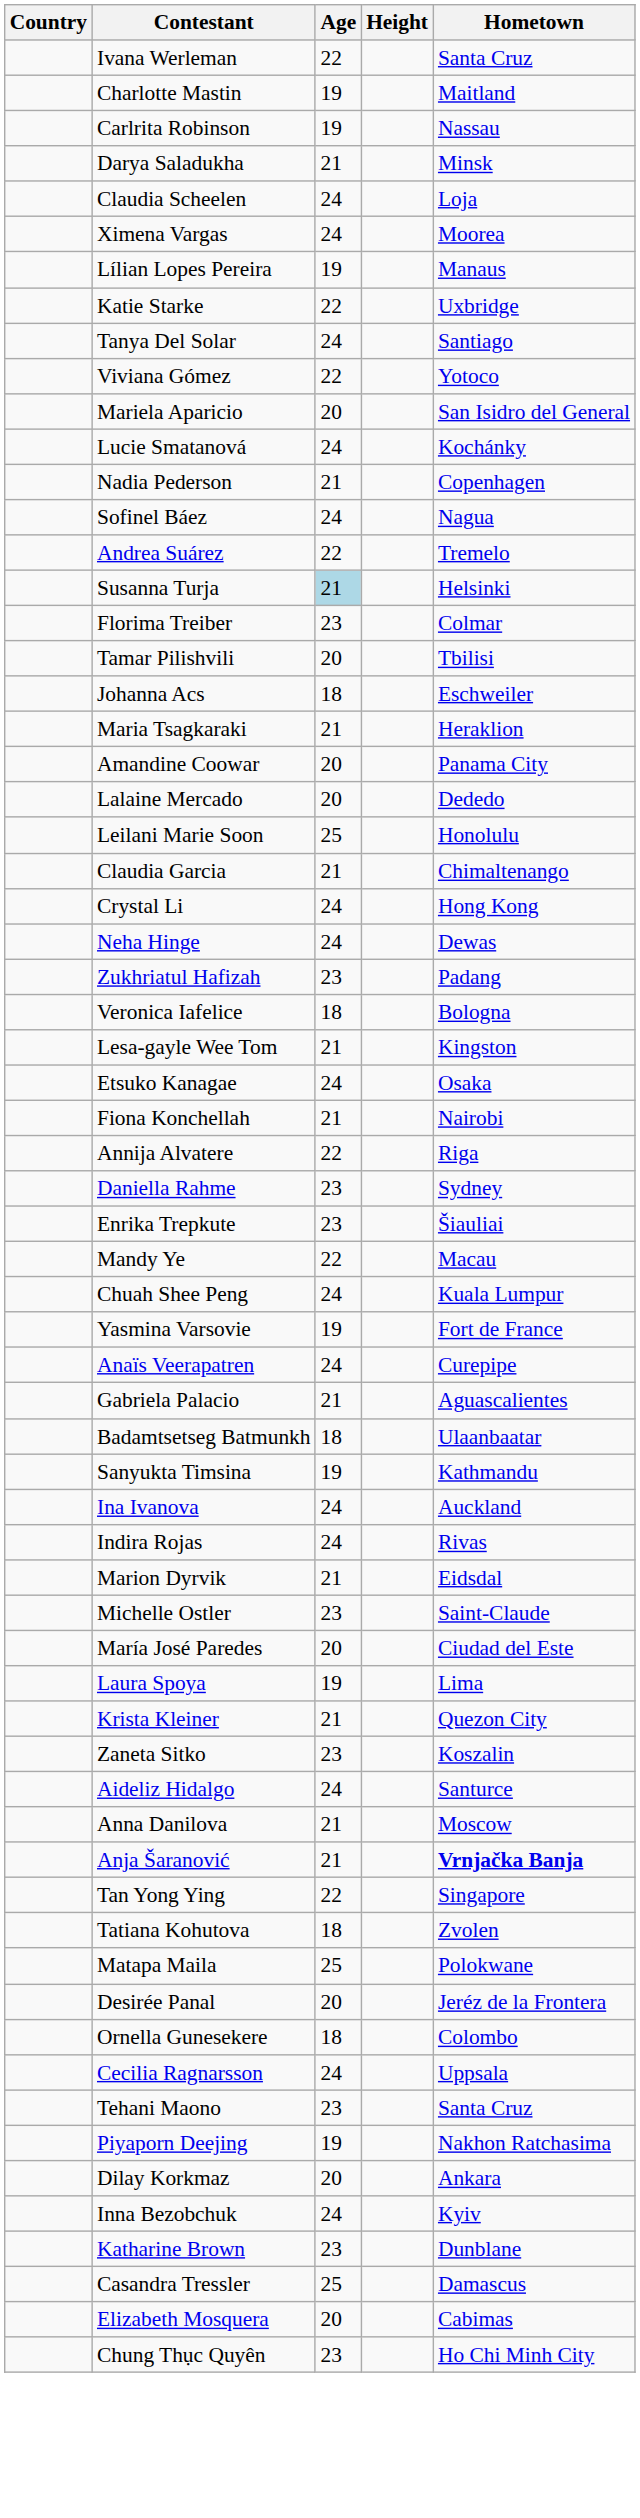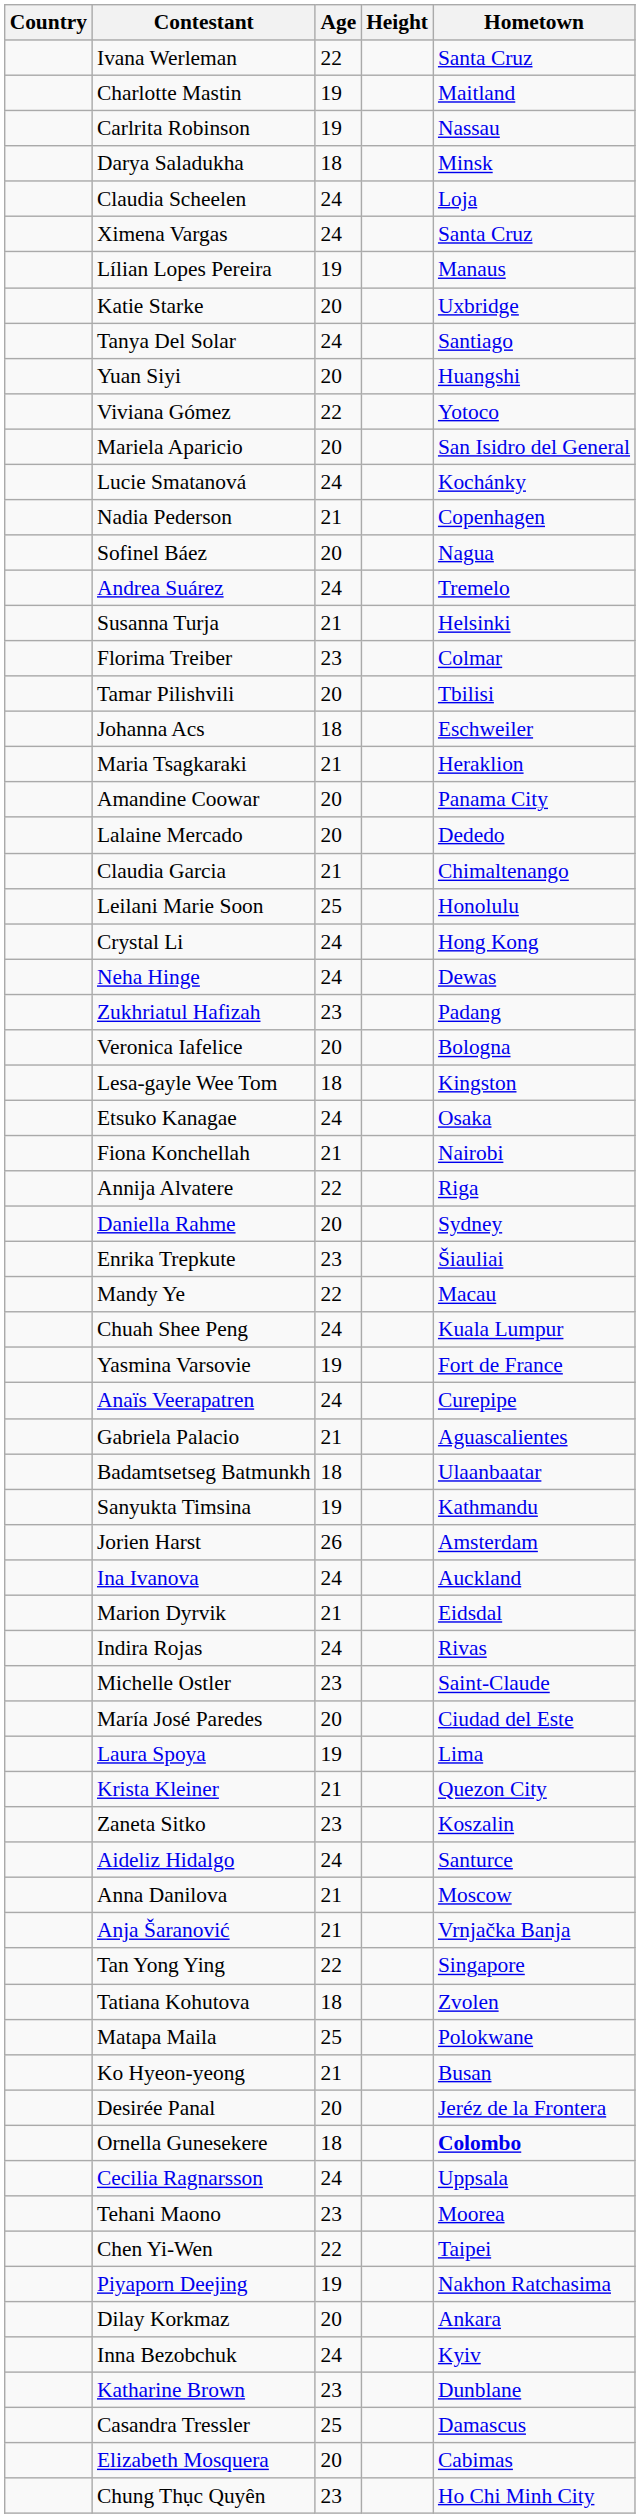(331, 163) 21 -> (331, 163) 18
(471, 234) Moorea -> (485, 234) Santa Cruz
(331, 305) 22 -> (331, 305) 20
+ row: (139, 375)
(331, 517) 24 -> (331, 552) 20
(331, 552) 22 -> (331, 587) 24
(331, 587) lightblue background -> (331, 623) no background
rows swapped: (162, 870) <-> (180, 835)
(331, 1011) 18 -> (331, 1047) 20
(331, 1047) 21 -> (331, 1082) 18
(331, 1188) 23 -> (331, 1223) 20
+ row: (149, 1541)
rows swapped: (150, 1541) <-> (162, 1577)
(511, 1859) bold -> (504, 1930) normal
+ row: (171, 2071)
(478, 2036) normal -> (480, 2142) bold
(485, 2107) Santa Cruz -> (471, 2213) Moorea
+ row: (155, 2248)
